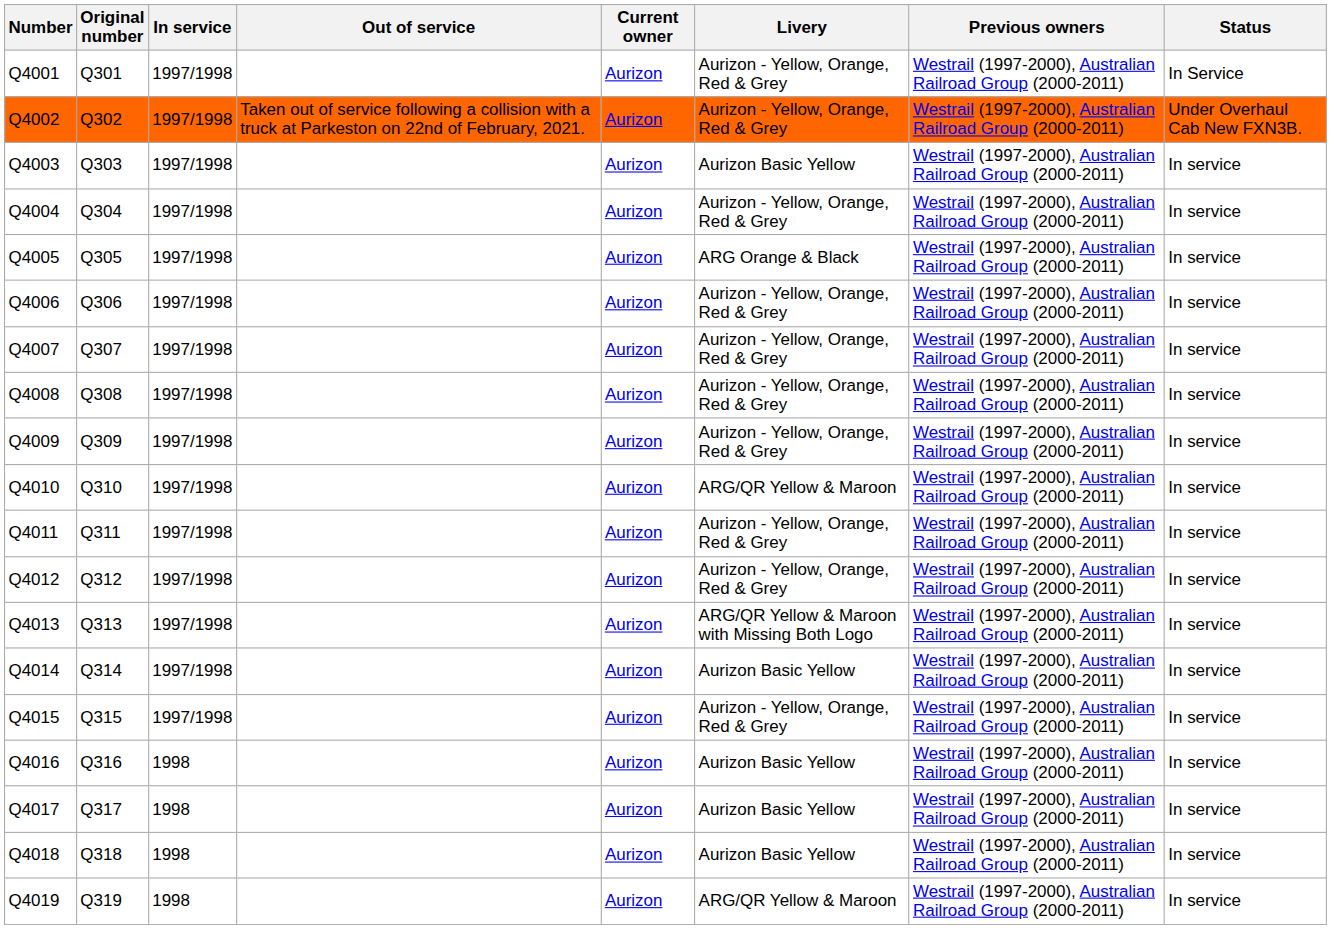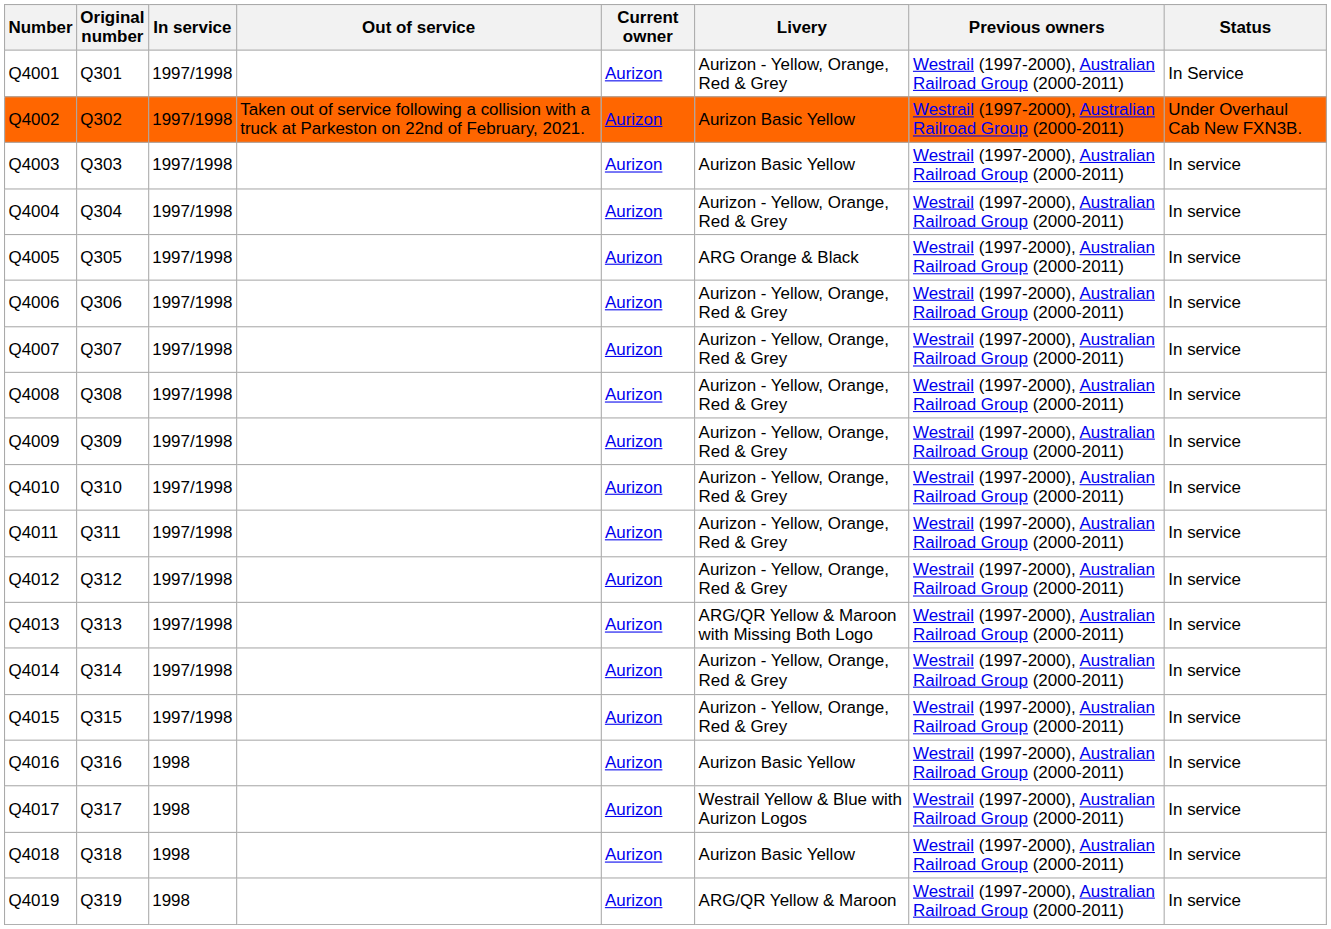(794, 119) Aurizon - Yellow, Orange, Red & Grey -> (777, 119) Aurizon Basic Yellow
(798, 487) ARG/QR Yellow & Maroon -> (794, 487) Aurizon - Yellow, Orange, Red & Grey
(777, 671) Aurizon Basic Yellow -> (794, 671) Aurizon - Yellow, Orange, Red & Grey
(777, 809) Aurizon Basic Yellow -> (800, 809) Westrail Yellow & Blue with Aurizon Logos
